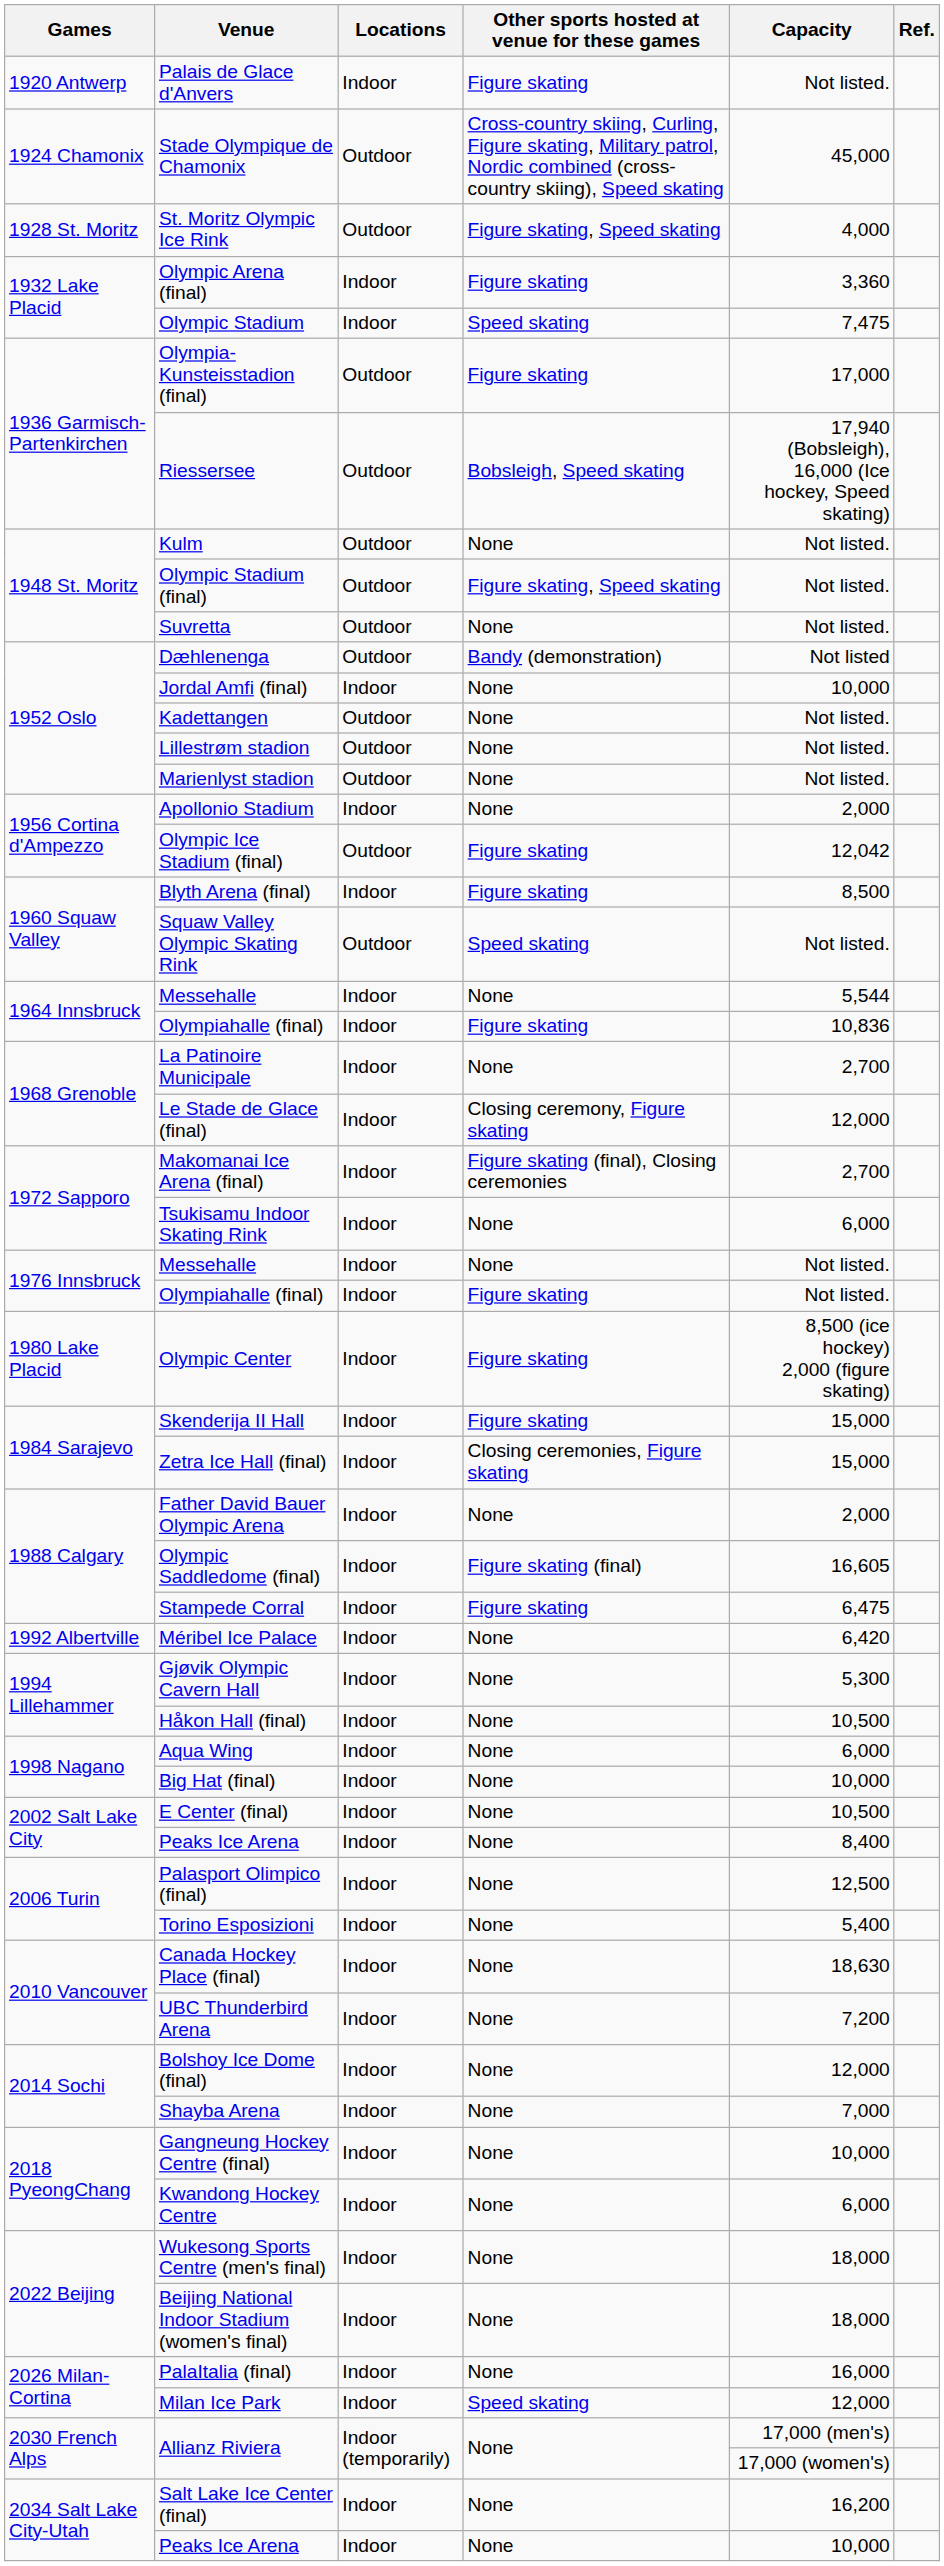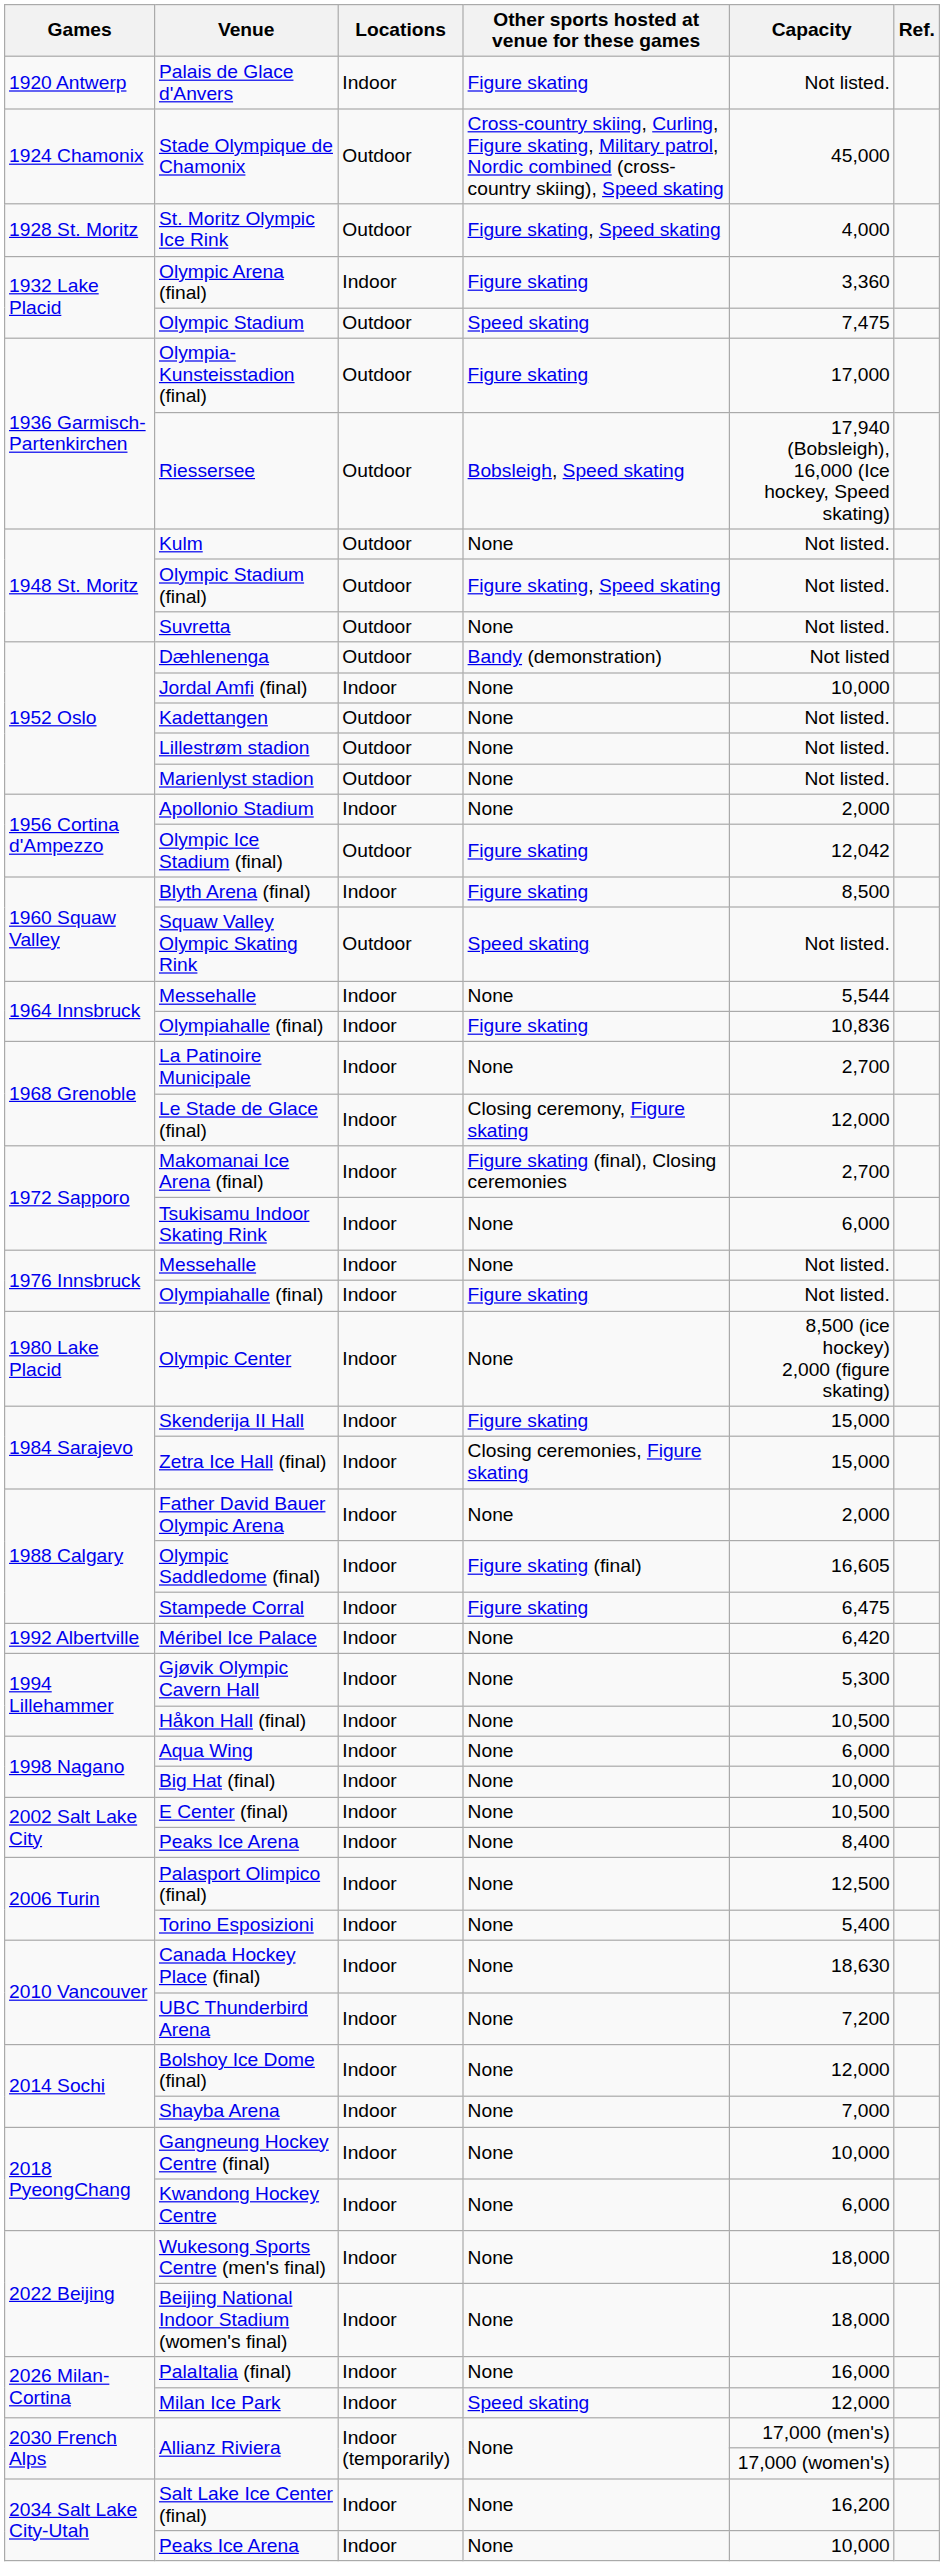(370, 323) Indoor -> (377, 323) Outdoor
(528, 1358) Figure skating -> (491, 1358) None
